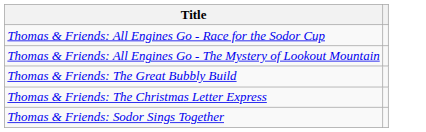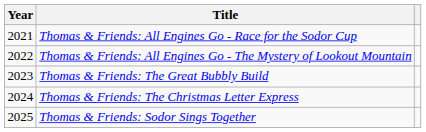+ column: (20, 14)
